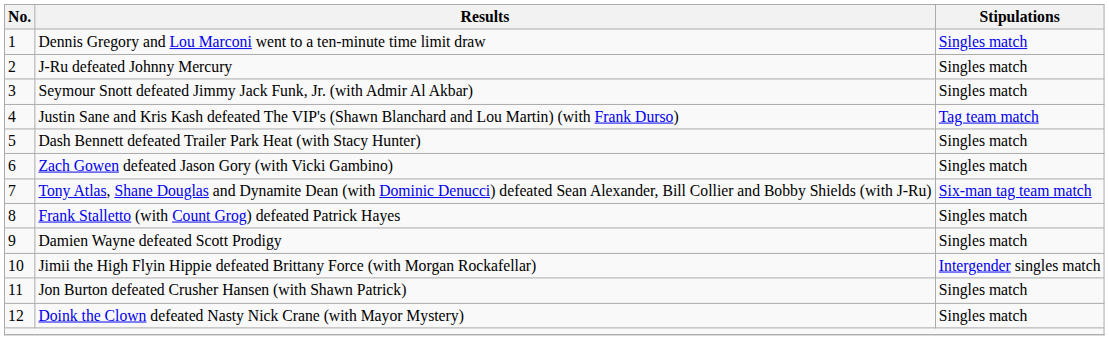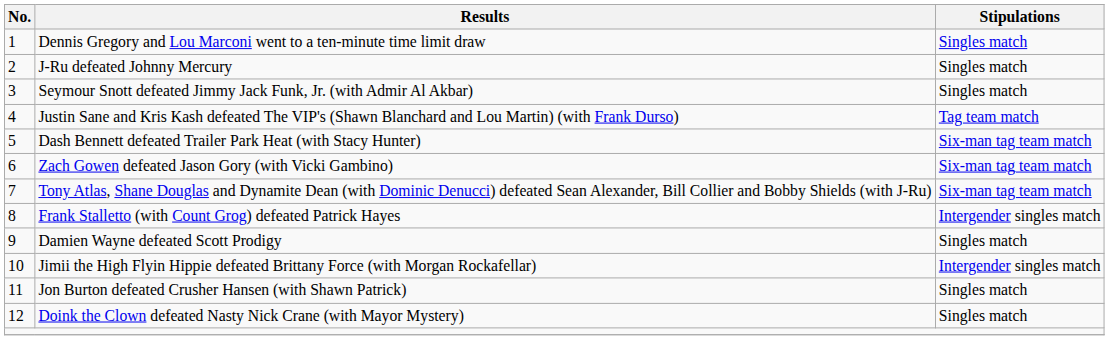(983, 141) Singles match -> (1015, 141) Six-man tag team match
(983, 166) Singles match -> (1015, 166) Six-man tag team match
(983, 215) Singles match -> (1020, 215) Intergender singles match
